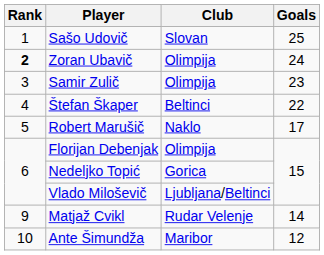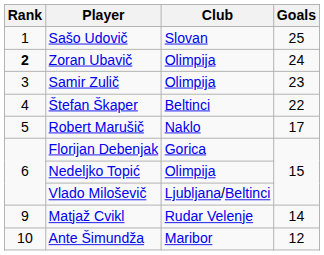(190, 149) Olimpija -> (185, 149) Gorica
(185, 171) Gorica -> (190, 171) Olimpija
